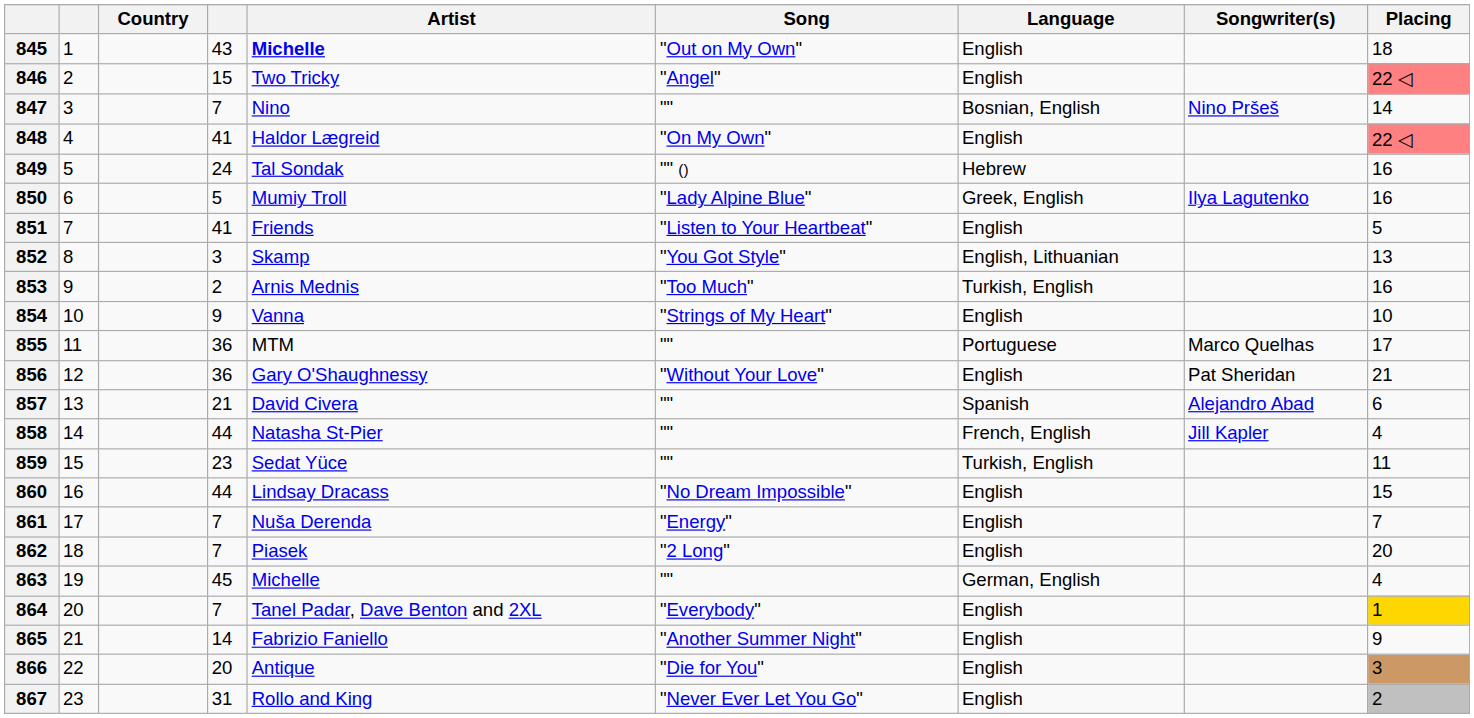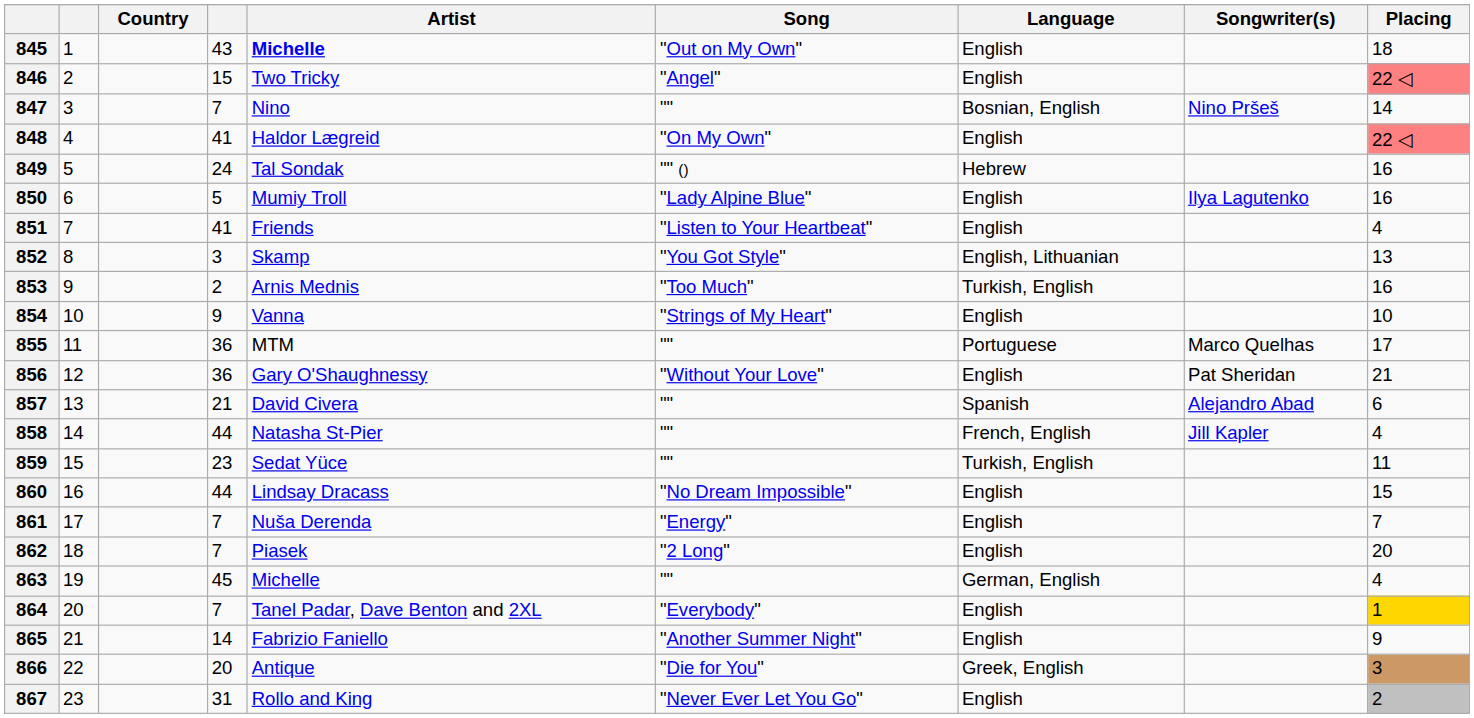(1023, 198) Greek, English -> (992, 198) English
(1377, 227) 5 -> (1377, 227) 4
(992, 669) English -> (1023, 669) Greek, English
